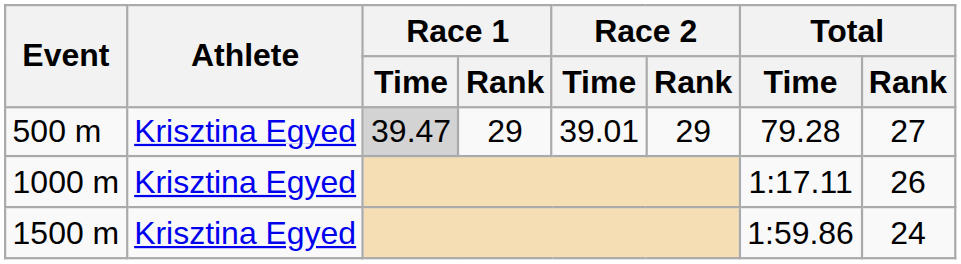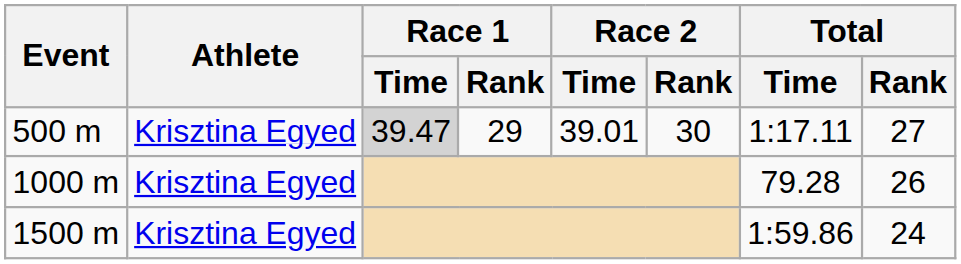(693, 132) 29 -> (693, 132) 30
(801, 132) 79.28 -> (801, 132) 1:17.11
(801, 182) 1:17.11 -> (801, 182) 79.28
